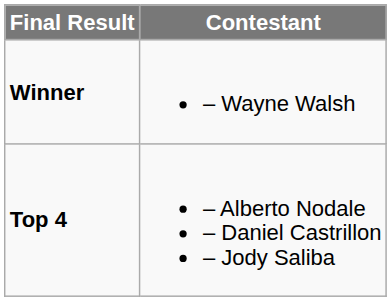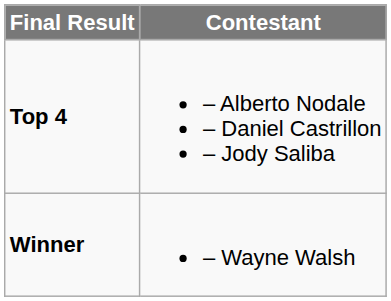rows swapped: (47, 92) <-> (38, 220)
